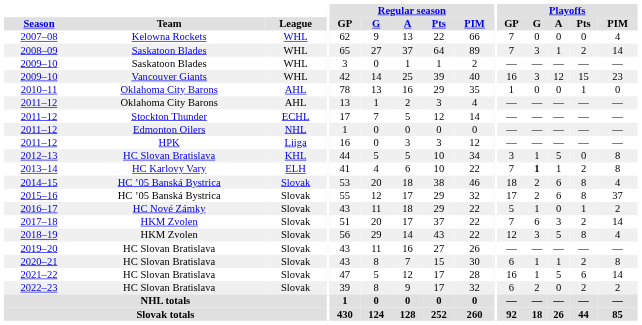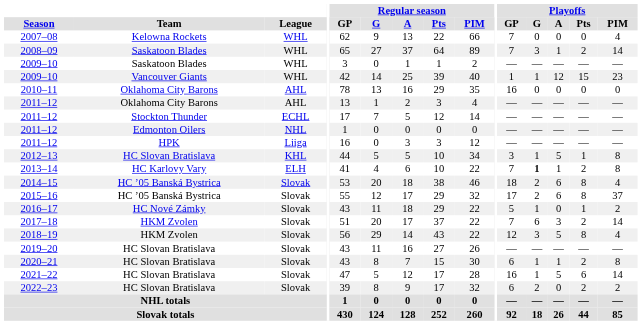(511, 76) 16 -> (511, 76) 1
(537, 76) 3 -> (537, 76) 1
(511, 89) 1 -> (511, 89) 16
(584, 89) 1 -> (584, 89) 0
(584, 155) 0 -> (584, 155) 1
